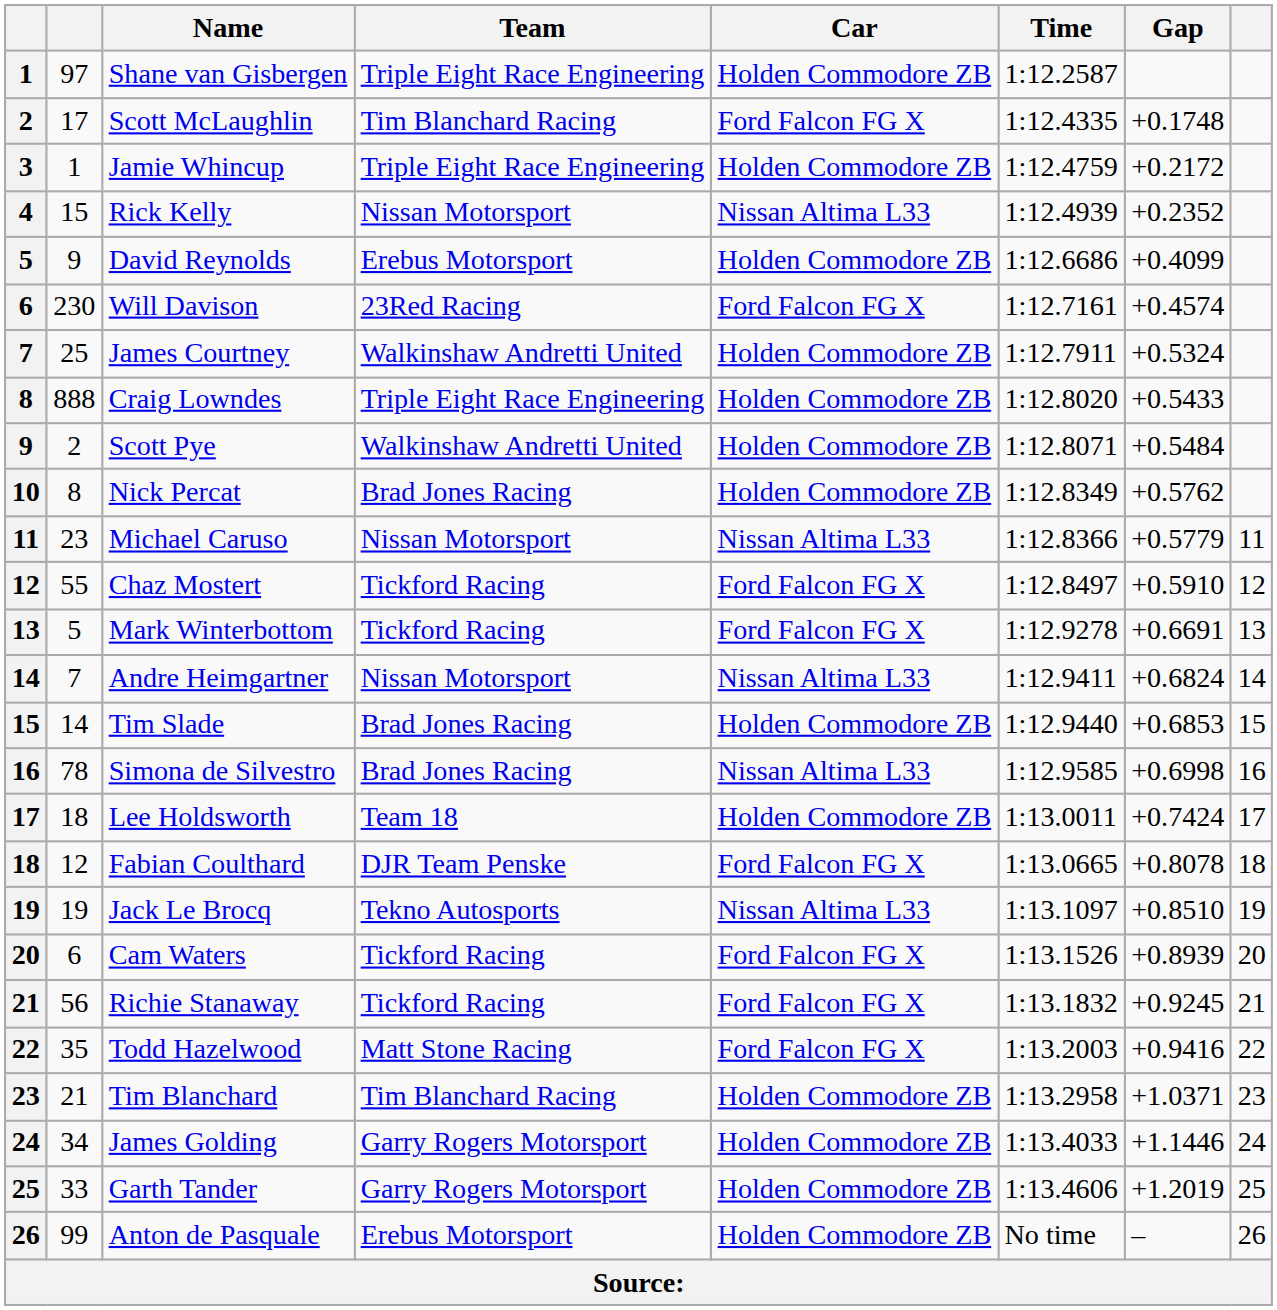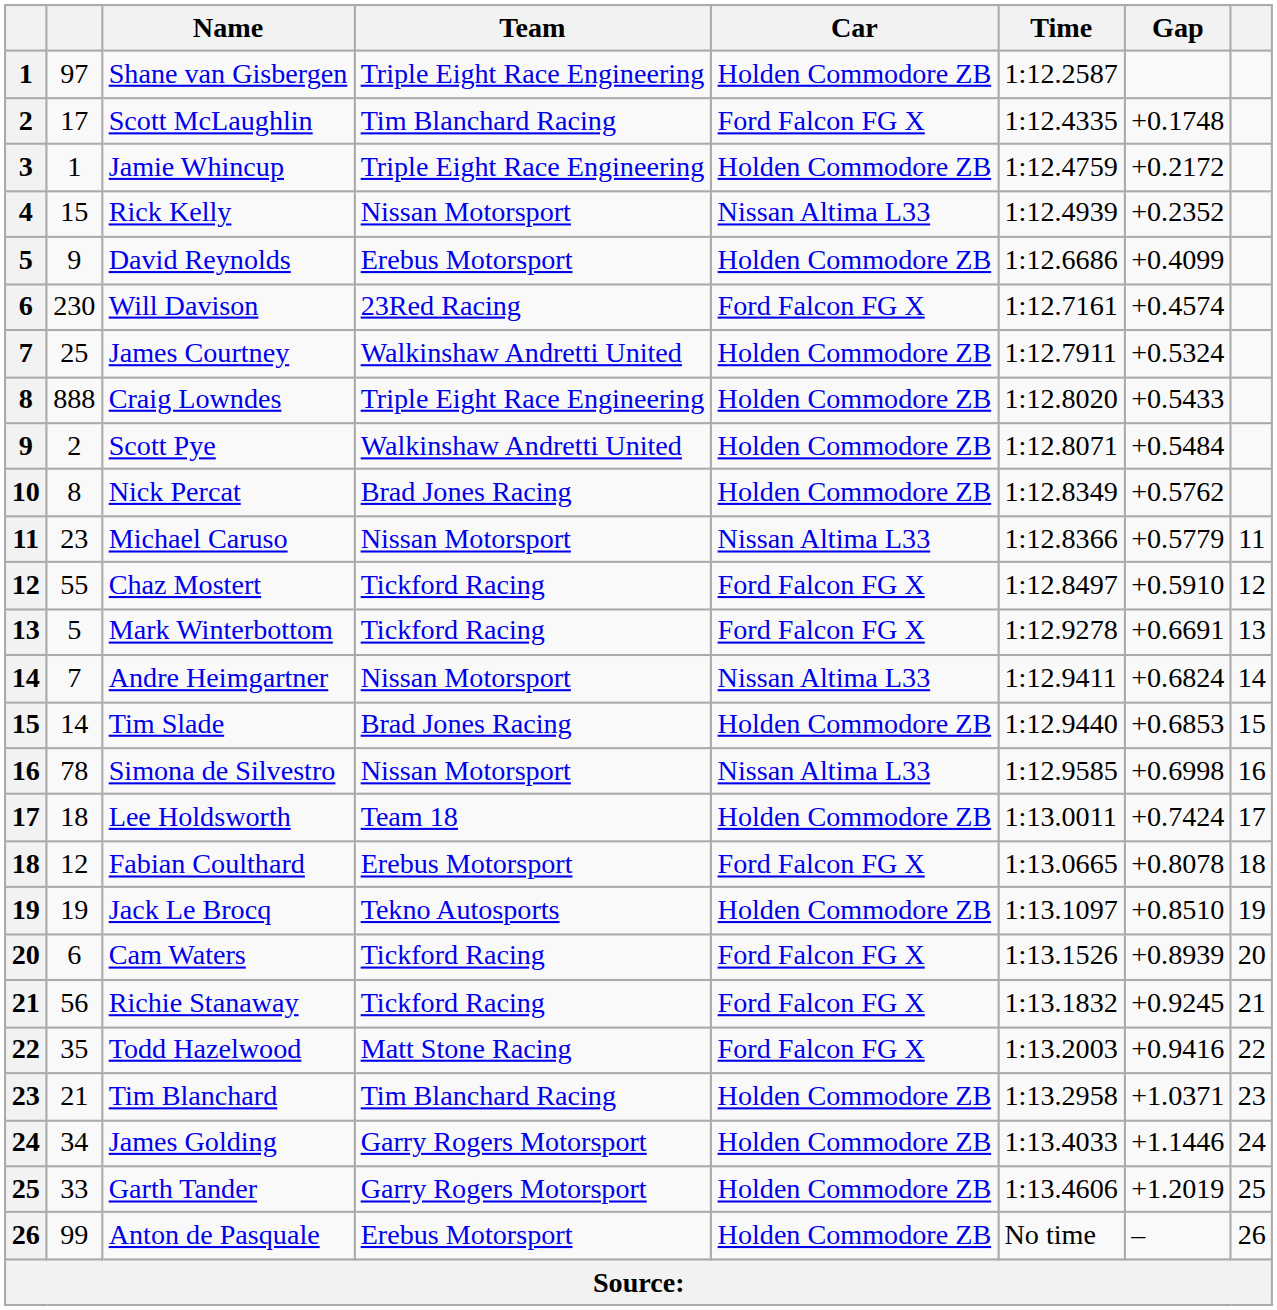(466, 770) Brad Jones Racing -> (466, 770) Nissan Motorsport
(463, 863) DJR Team Penske -> (467, 863) Erebus Motorsport
(824, 909) Nissan Altima L33 -> (854, 909) Holden Commodore ZB
